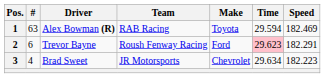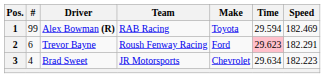(33, 28) 63 -> (33, 28) 99
